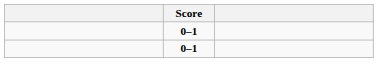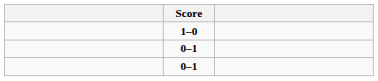+ row: (84, 31)
